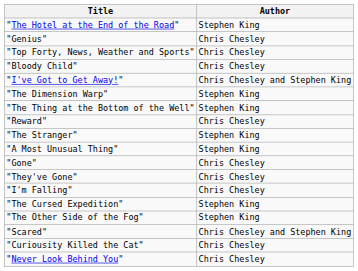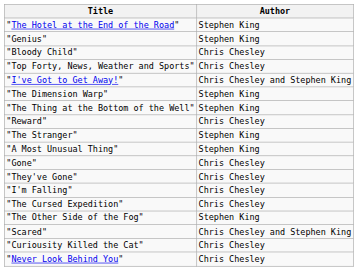(232, 39) Chris Chesley -> (229, 39) Stephen King
rows swapped: (100, 53) <-> (42, 66)
(229, 204) Stephen King -> (232, 204) Chris Chesley
